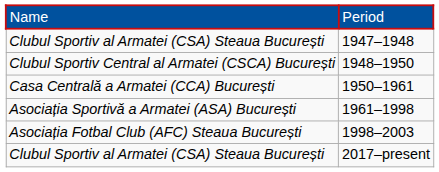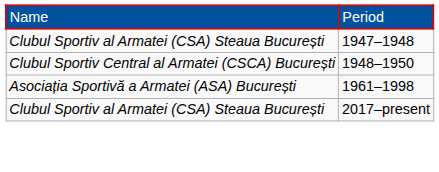- row: (378, 86)
- row: (378, 132)
